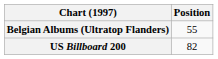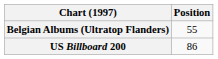(192, 46) 82 -> (192, 46) 86
